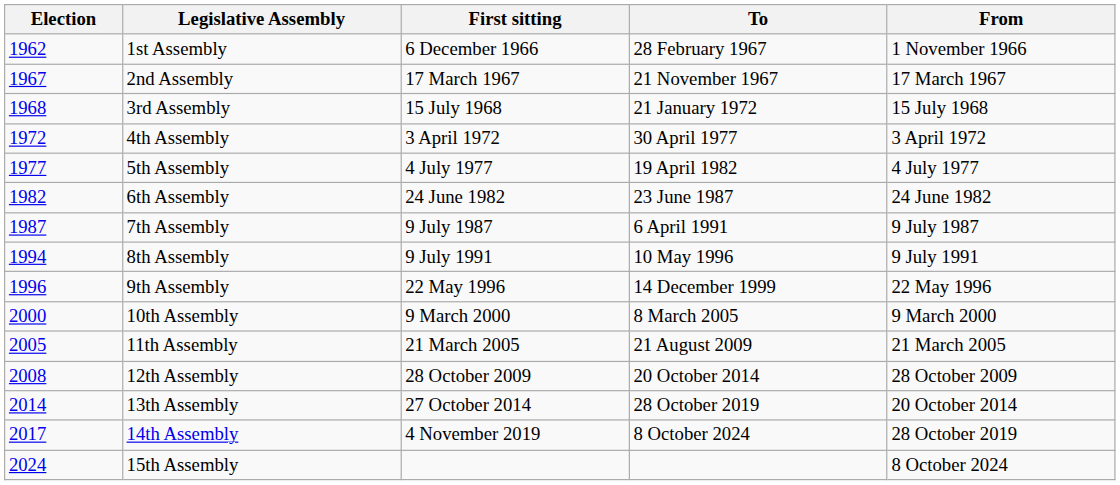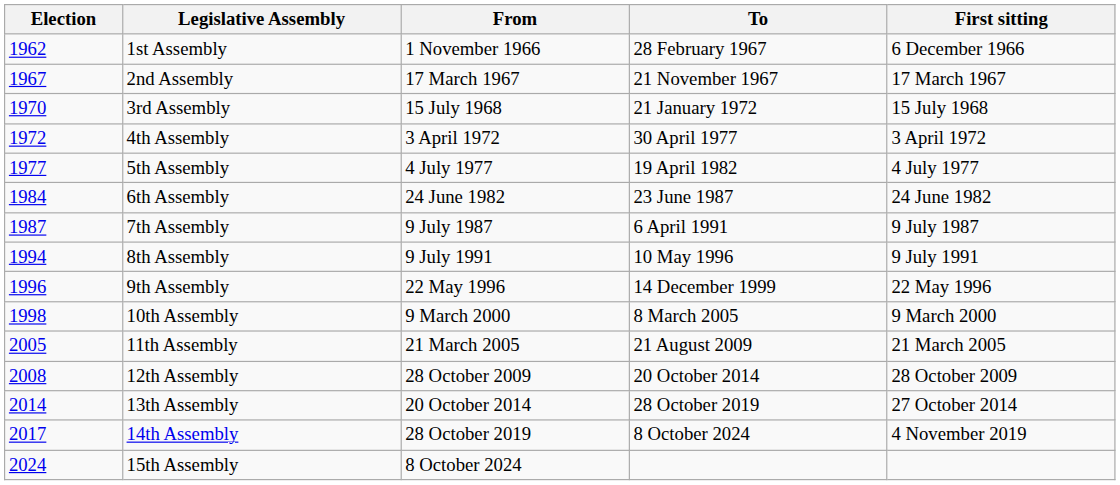columns swapped: (1001, 19) <-> (515, 19)
(28, 108) 1968 -> (28, 108) 1970
(28, 197) 1982 -> (28, 197) 1984
(28, 316) 2000 -> (28, 316) 1998
